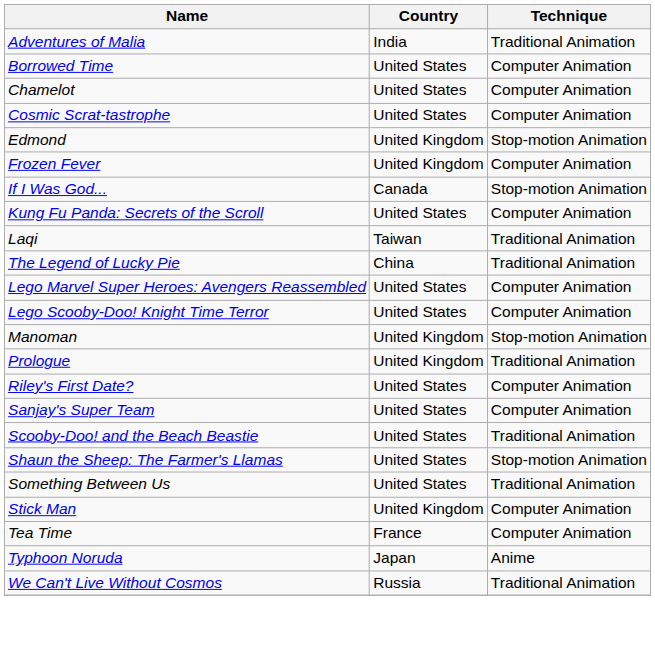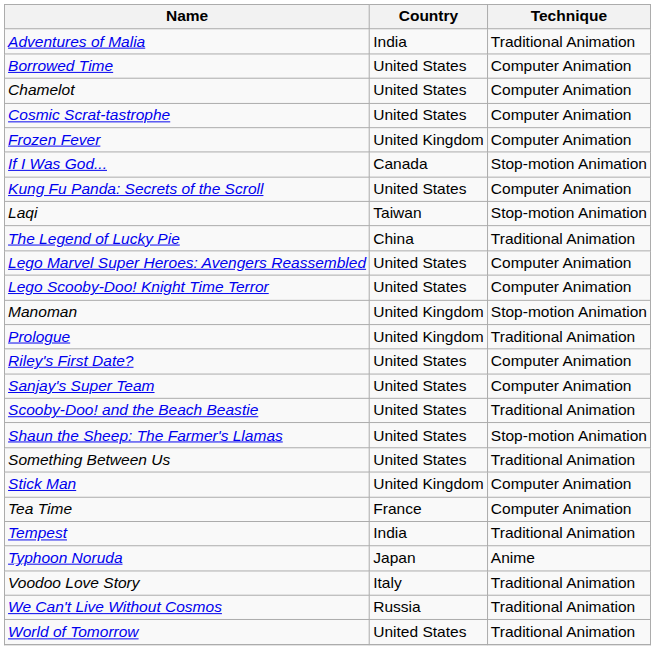- row: (37, 139)
(563, 238) Traditional Animation -> (569, 213) Stop-motion Animation
+ row: (38, 533)
+ row: (74, 582)
+ row: (73, 632)
